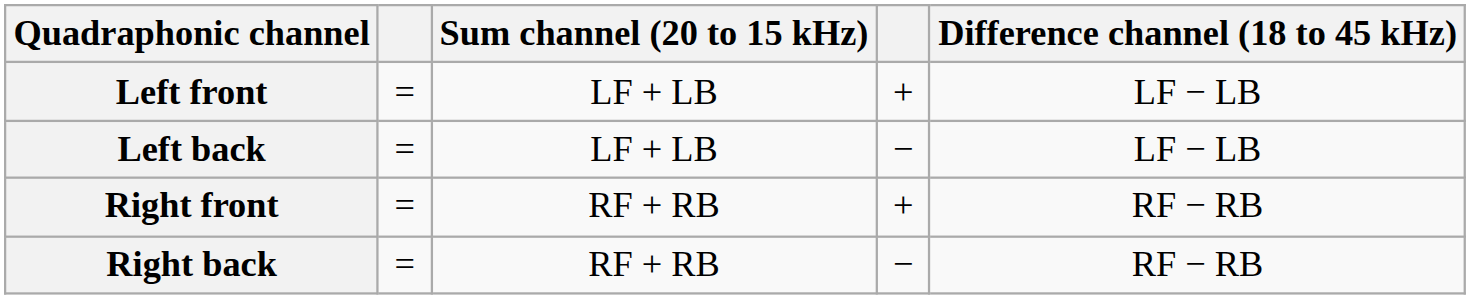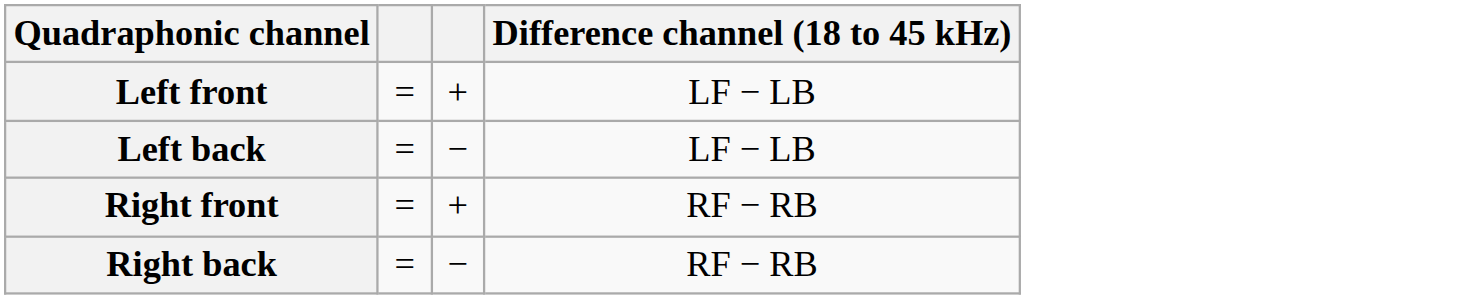- column: (654, 33)
